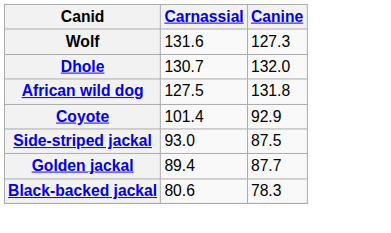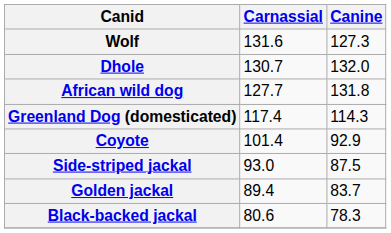(184, 91) 127.5 -> (263, 91) 127.7
+ row: (122, 116)
(266, 166) 87.7 -> (345, 191) 83.7
